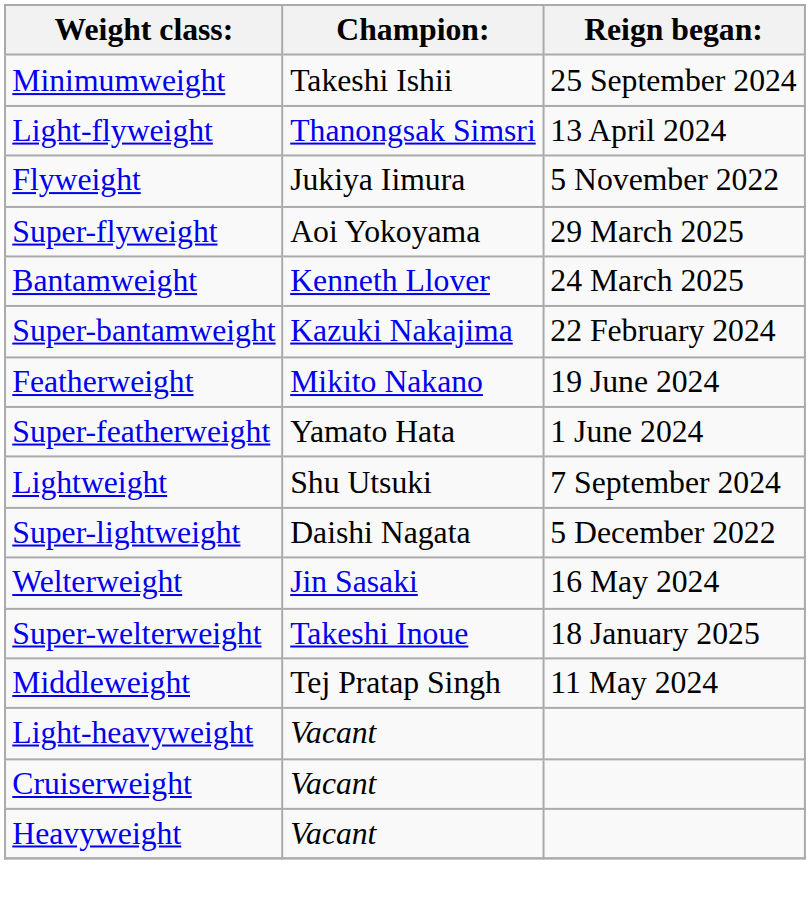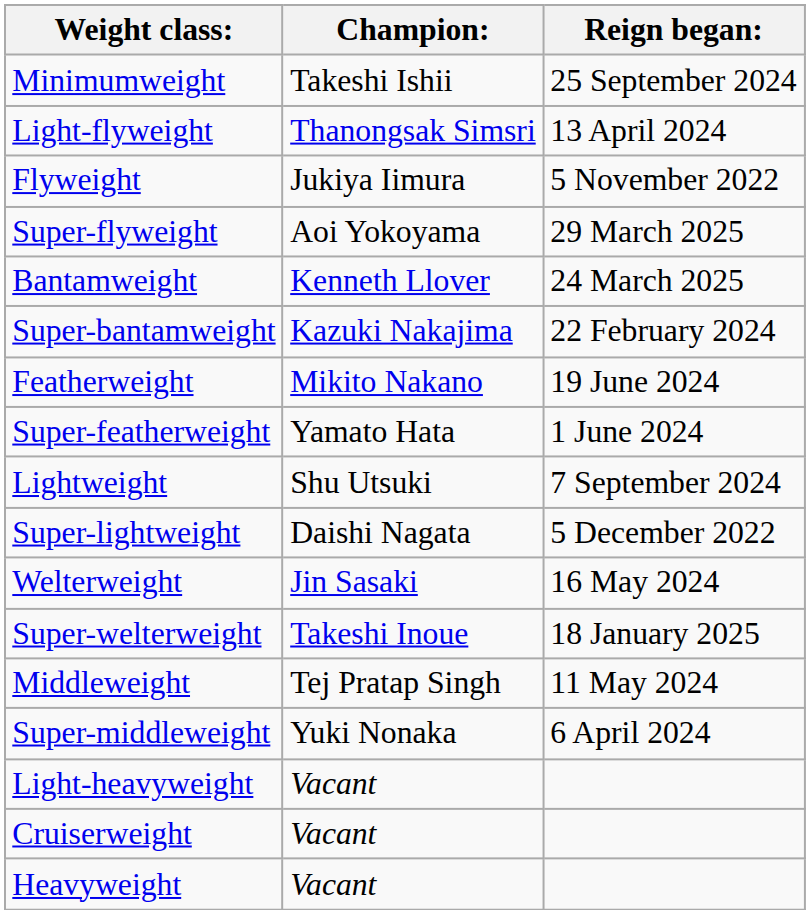+ row: (141, 733)
